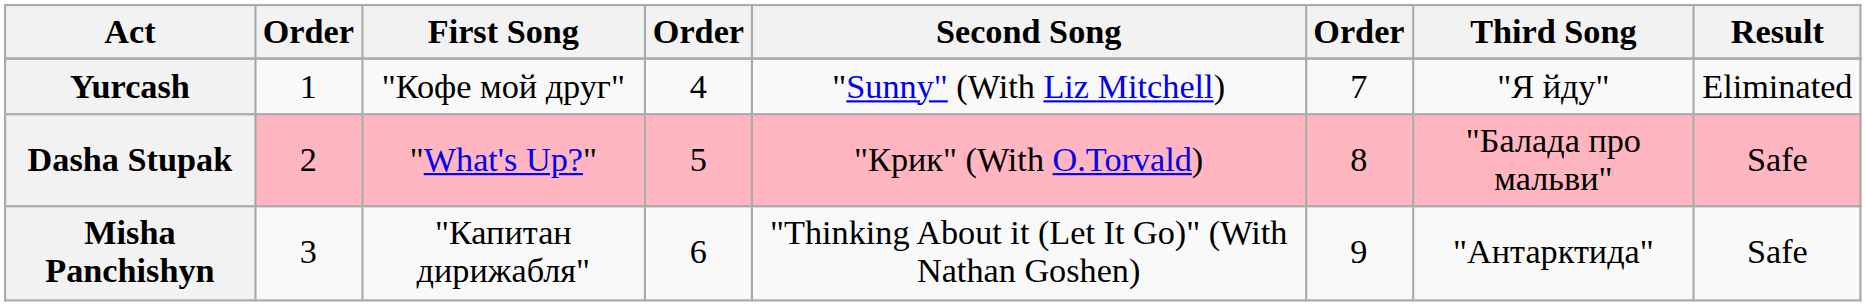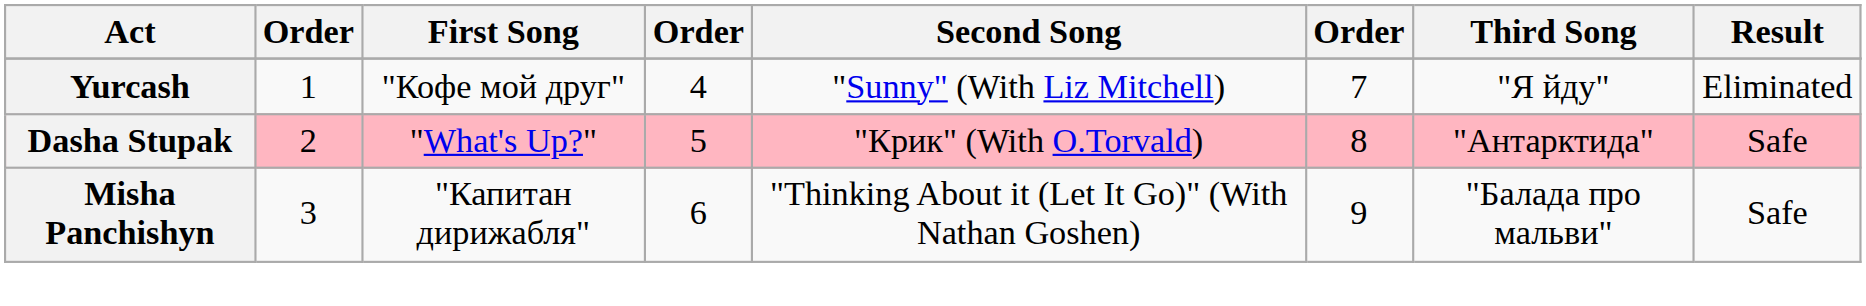(1553, 159) "Балада про мальви" -> (1553, 140) "Антарктида"
(1553, 252) "Антарктида" -> (1553, 213) "Балада про мальви"
